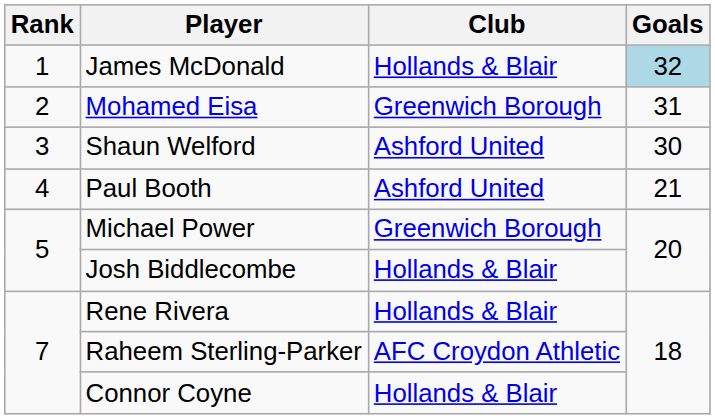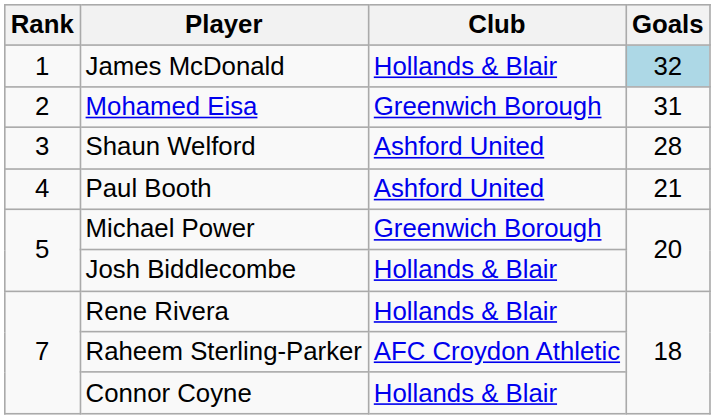(668, 147) 30 -> (668, 147) 28
